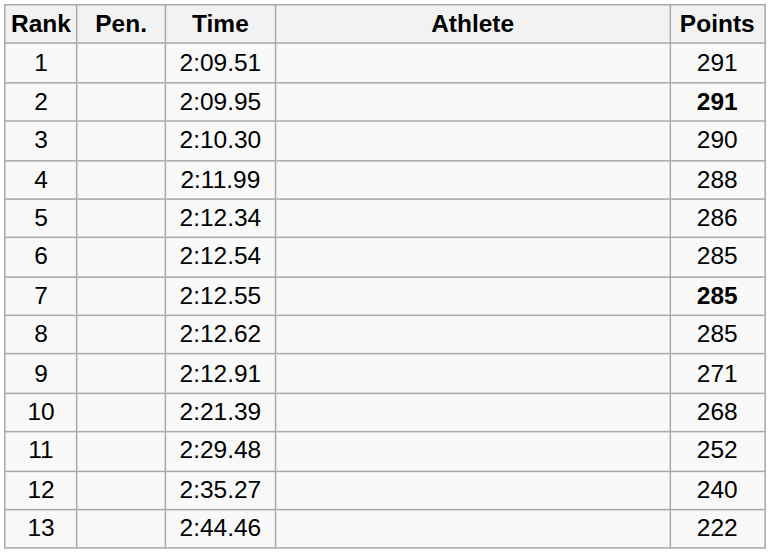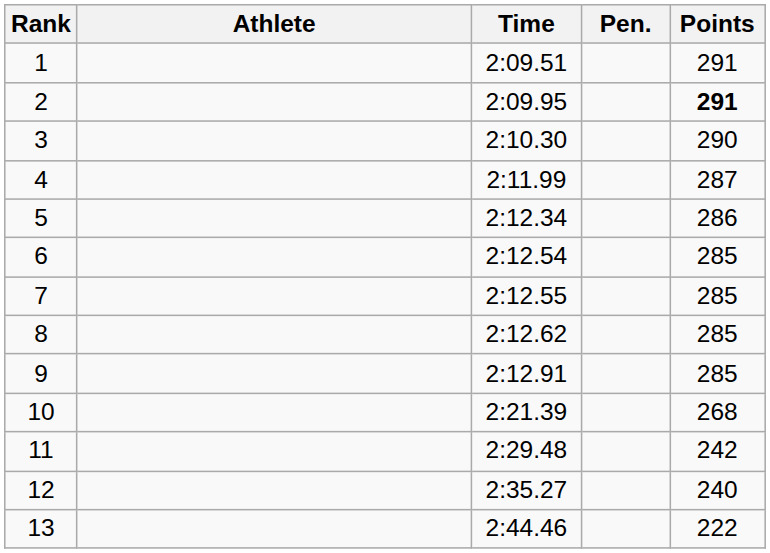columns swapped: (473, 23) <-> (121, 23)
(717, 179) 288 -> (717, 179) 287
(717, 295) bold -> (717, 295) normal
(717, 373) 271 -> (717, 373) 285
(717, 450) 252 -> (717, 450) 242
